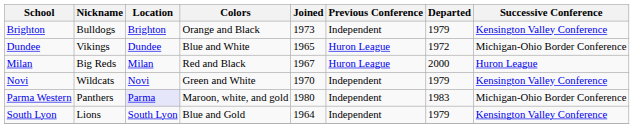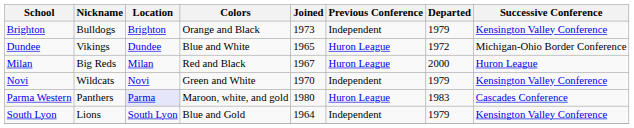(355, 98) Independent -> (359, 98) Huron League
(551, 98) Michigan-Ohio Border Conference -> (522, 98) Cascades Conference
